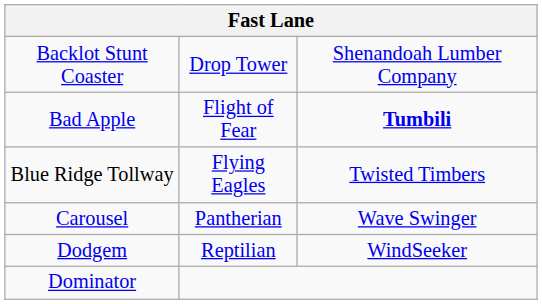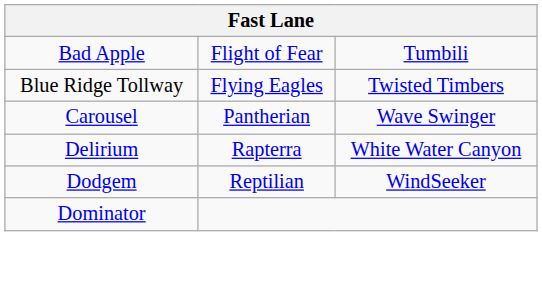- row: (92, 64)
(417, 119) bold -> (436, 52) normal
+ row: (102, 149)
